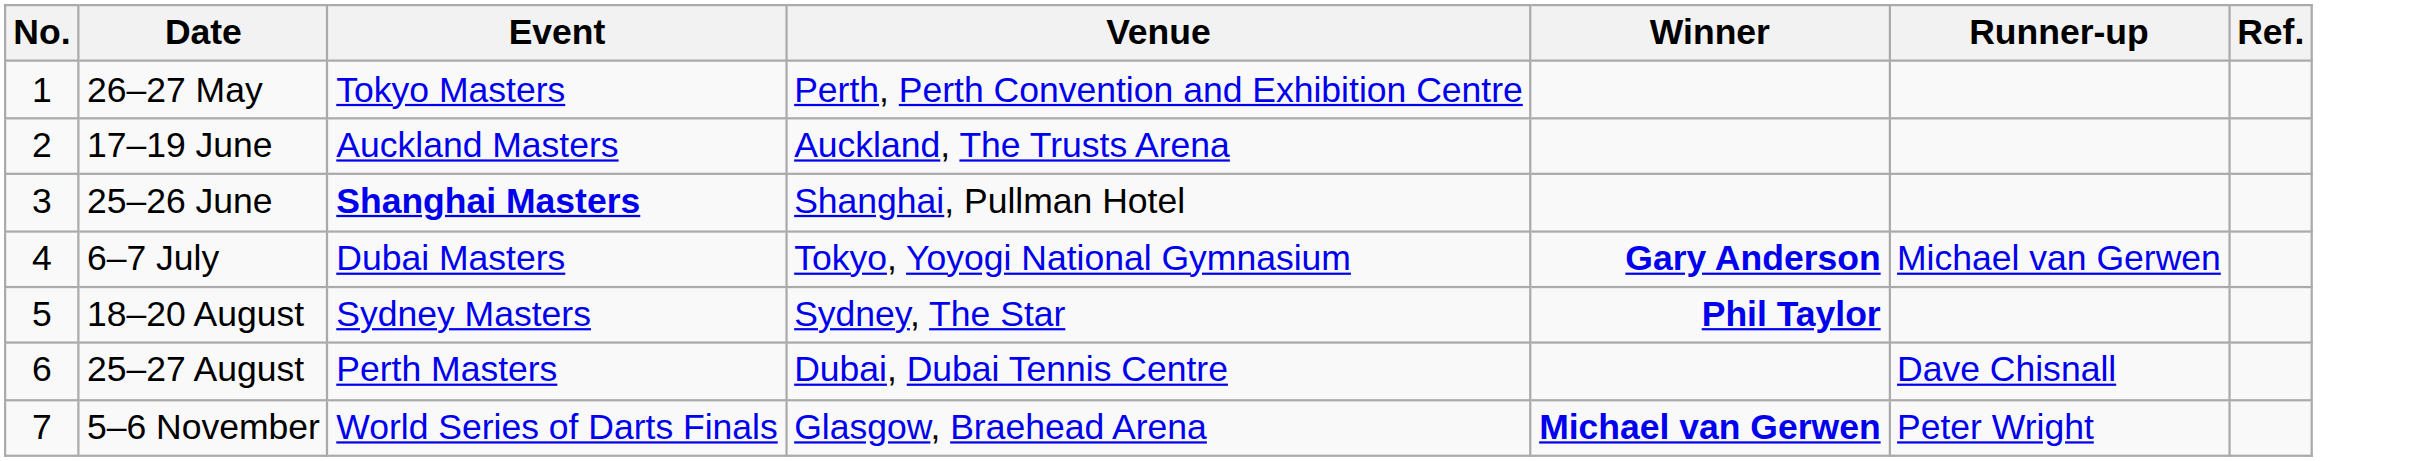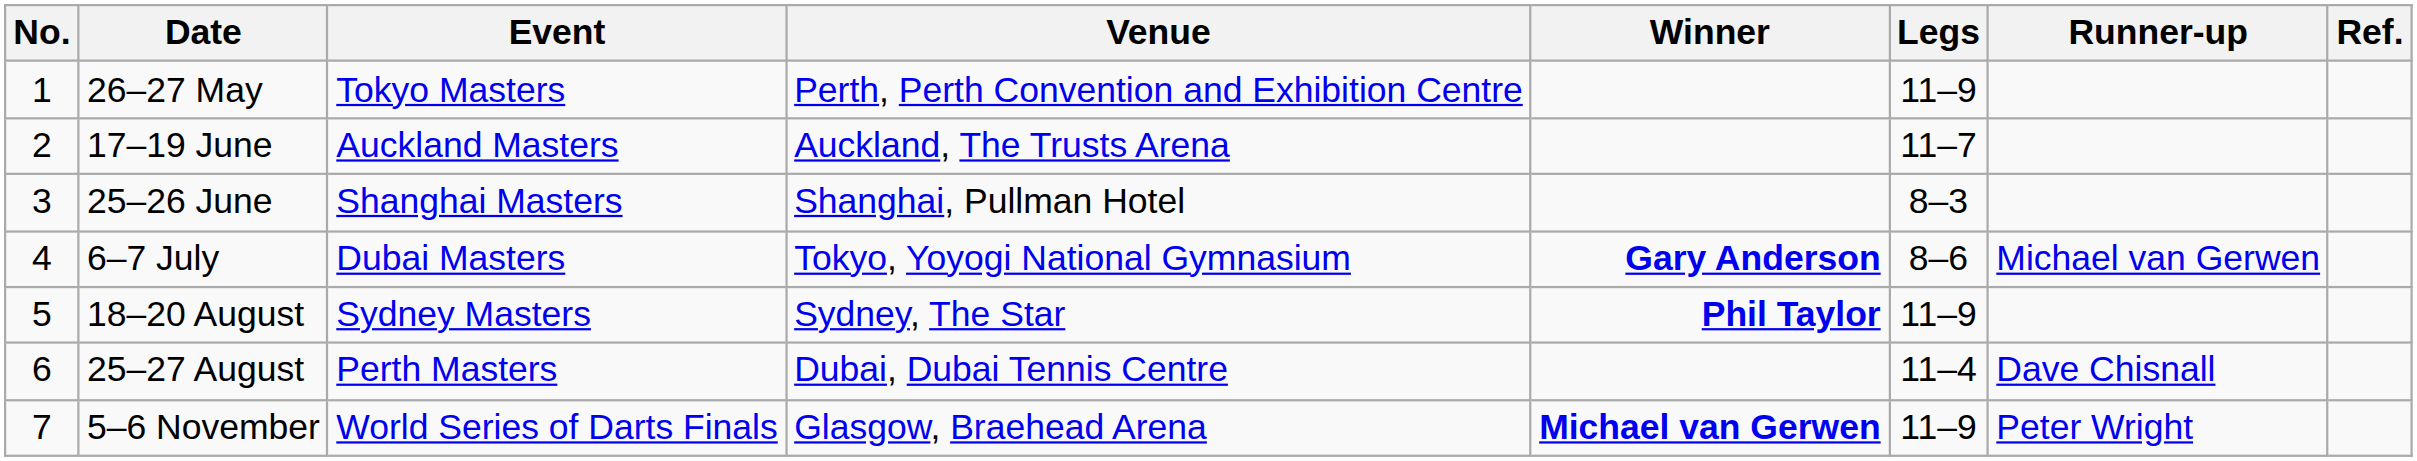+ column: (1938, 32)
(488, 201) bold -> (479, 201) normal
